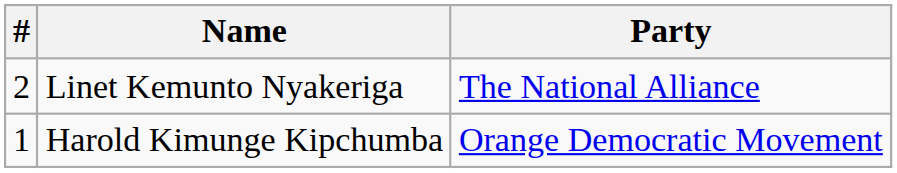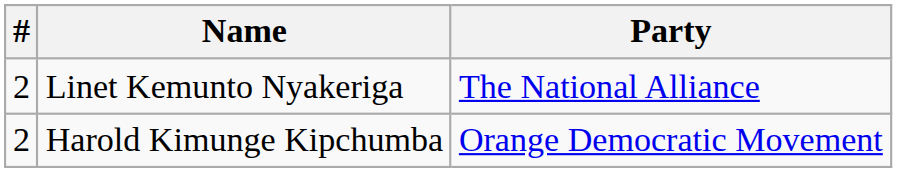(21, 139) 1 -> (21, 139) 2
